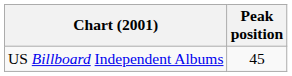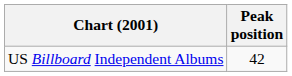(257, 58) 45 -> (257, 58) 42
